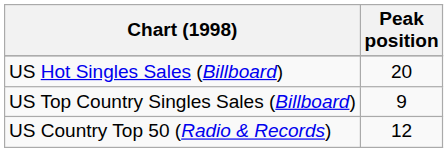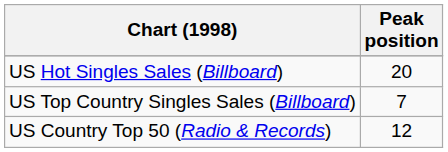(402, 101) 9 -> (402, 101) 7
